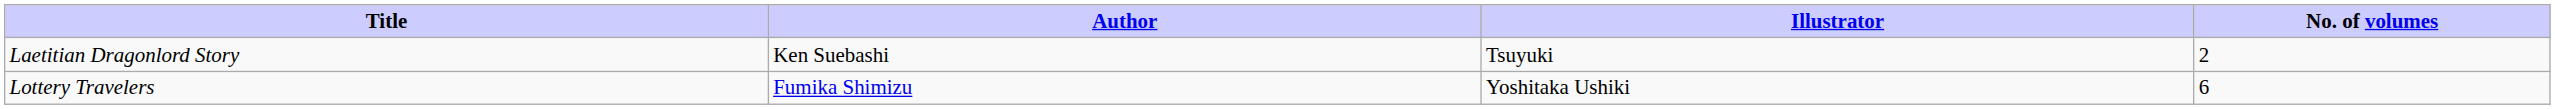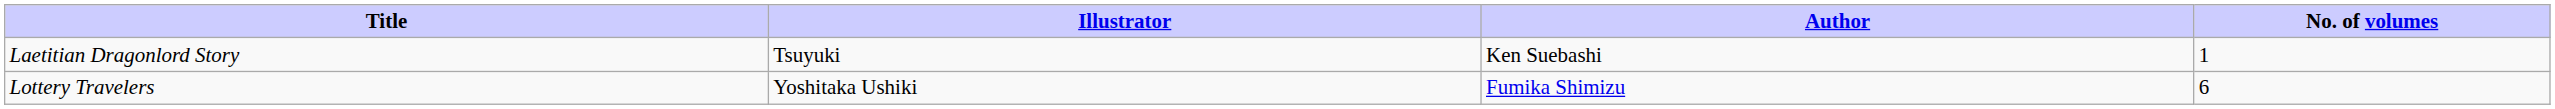columns swapped: (1125, 21) <-> (1838, 21)
(2204, 54) 2 -> (2204, 54) 1
